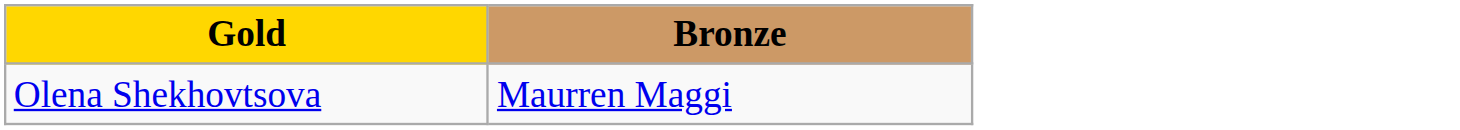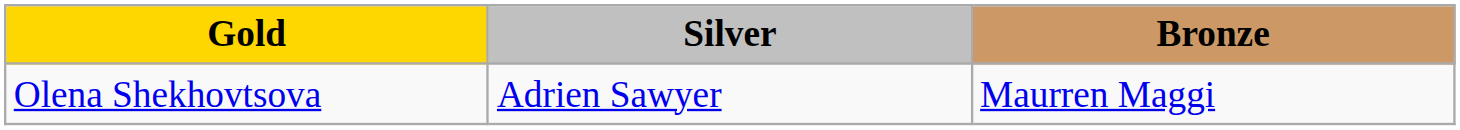+ column: (730, 34)
